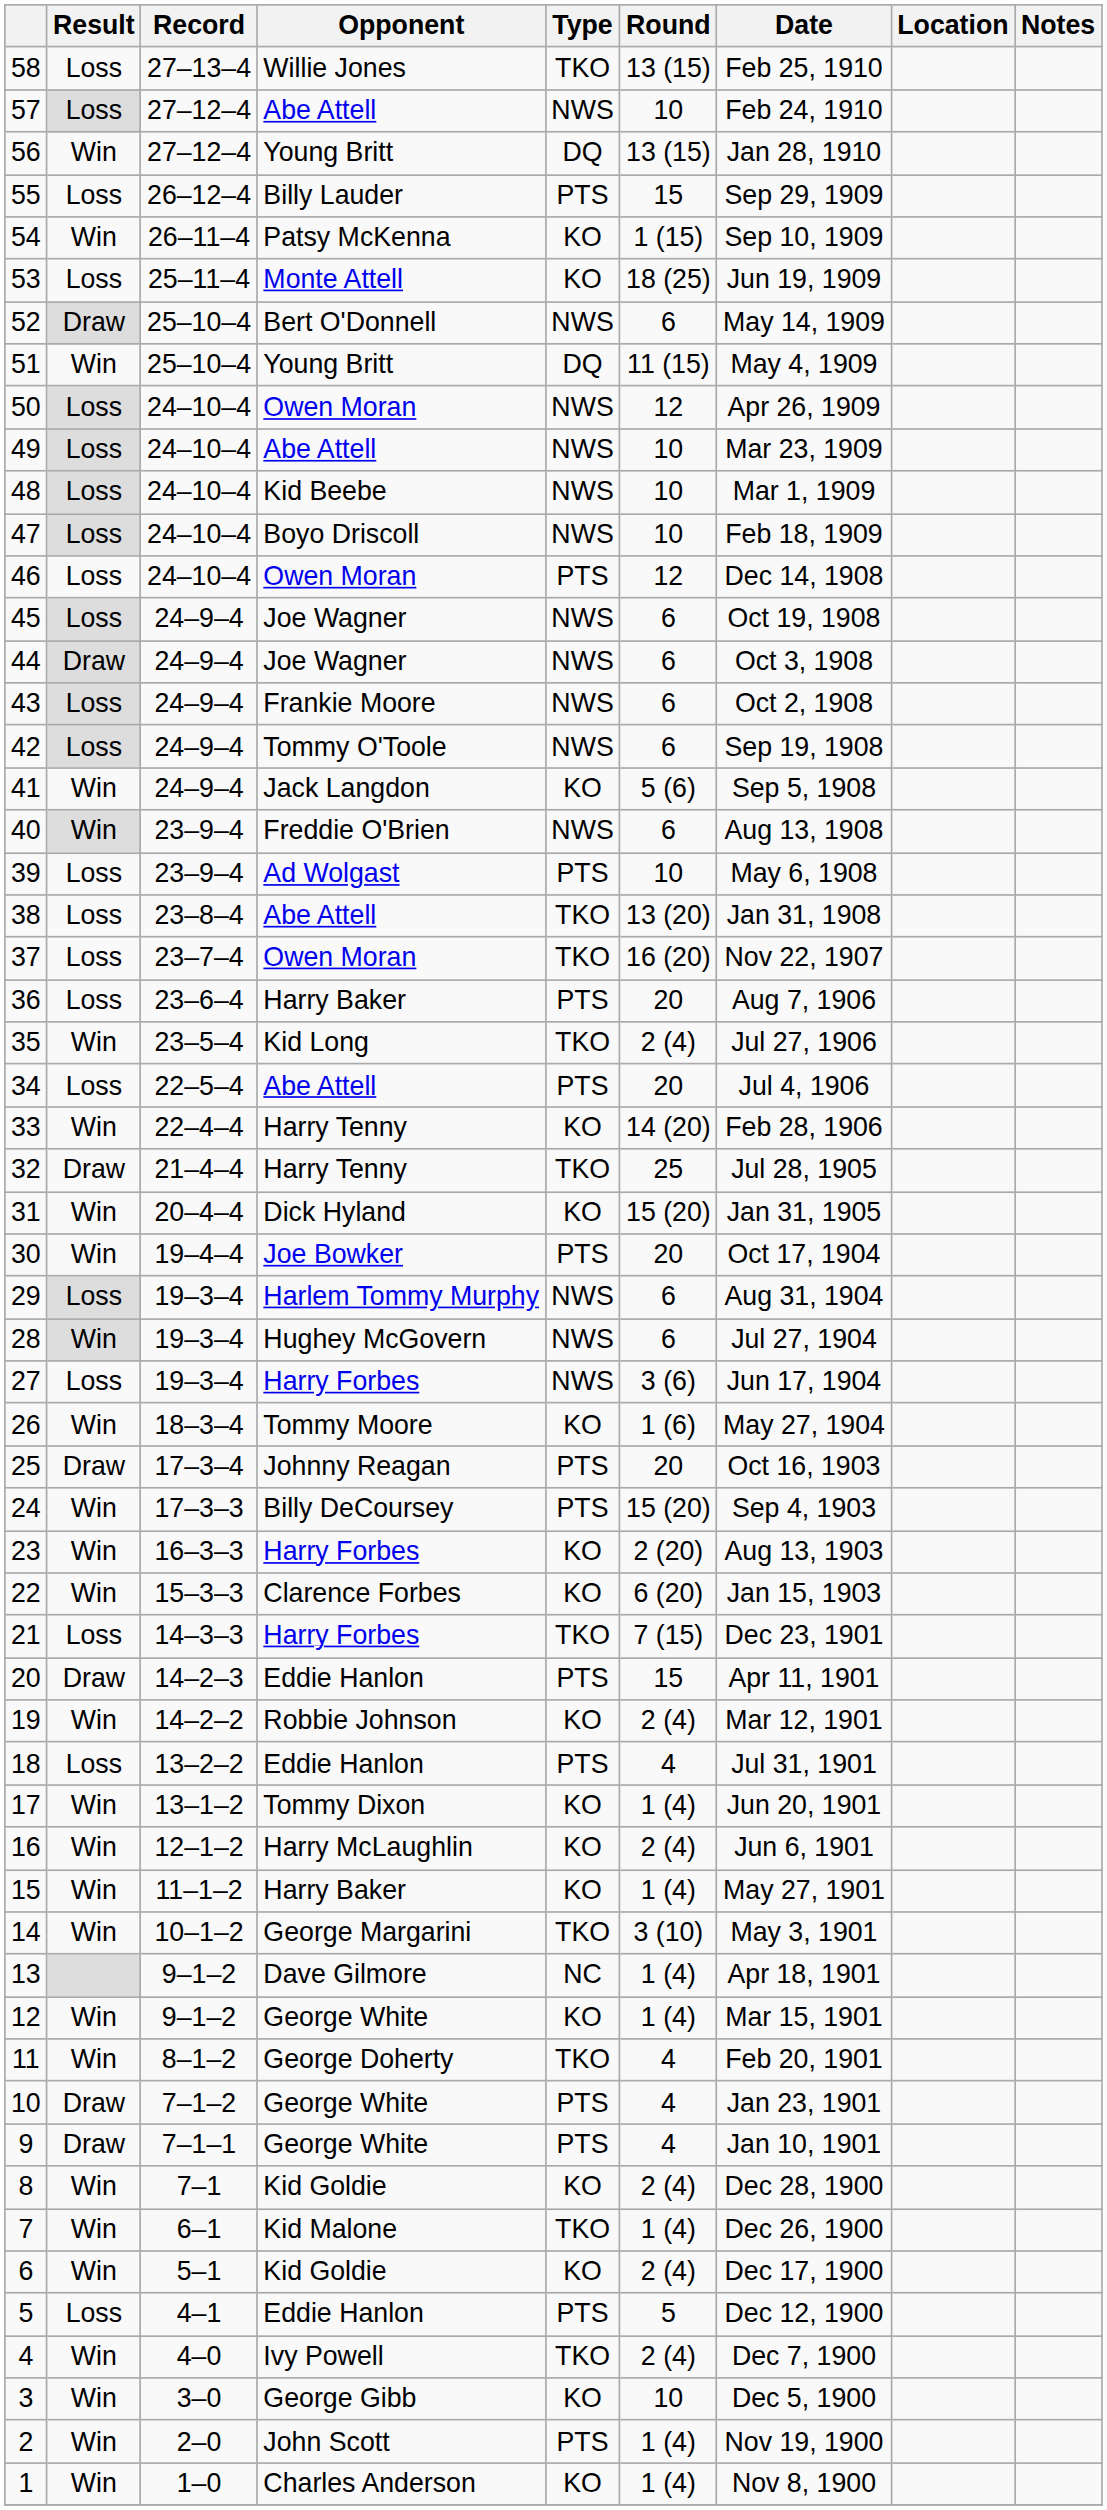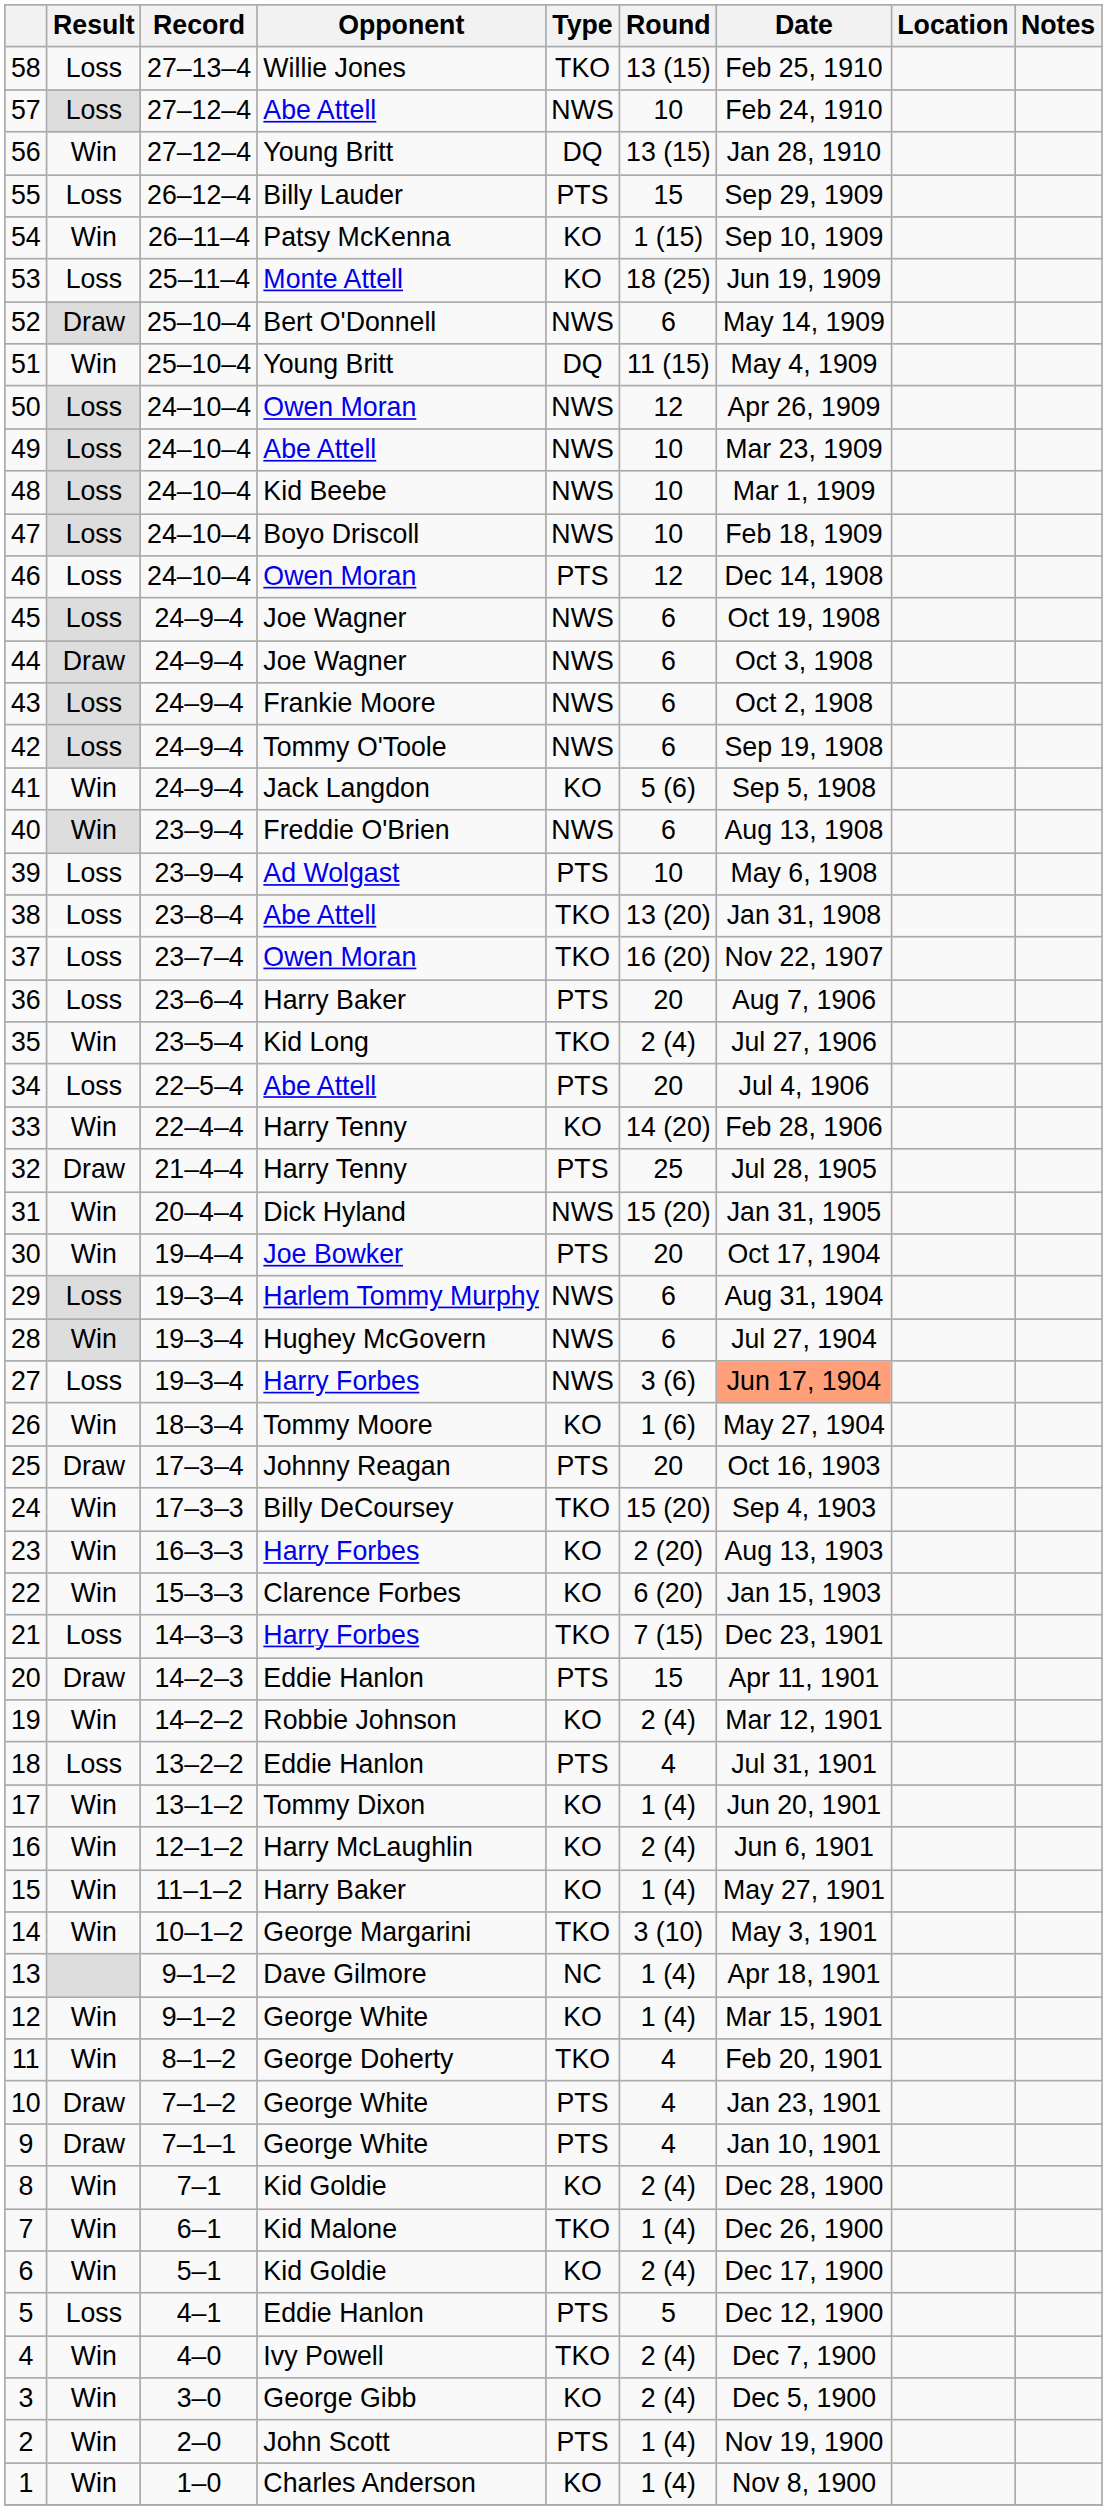(583, 1169) TKO -> (583, 1169) PTS
(583, 1212) KO -> (583, 1212) NWS
(804, 1381) no background -> (804, 1381) lightsalmon background
(583, 1508) PTS -> (583, 1508) TKO
(668, 2398) 10 -> (668, 2398) 2 (4)
